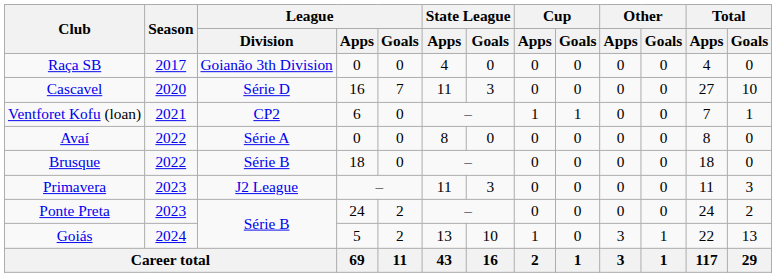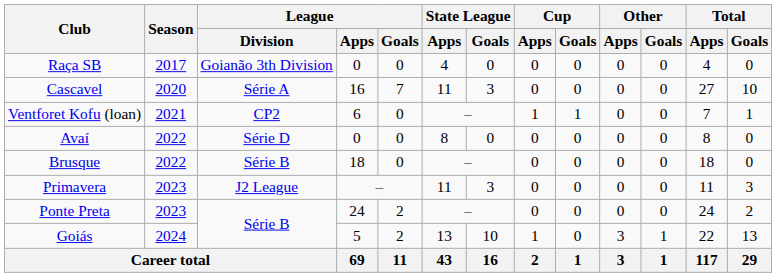(267, 89) Série D -> (267, 89) Série A
(267, 138) Série A -> (267, 138) Série D
